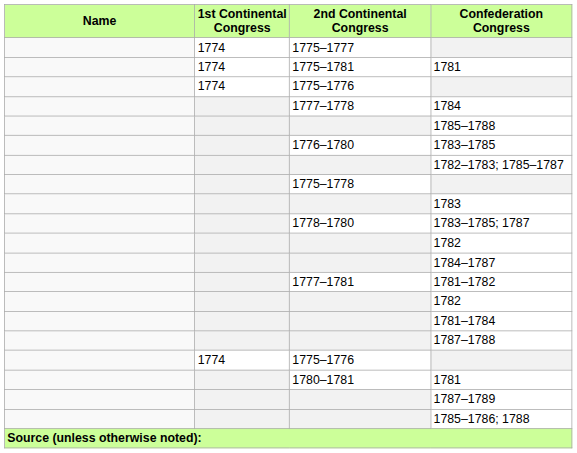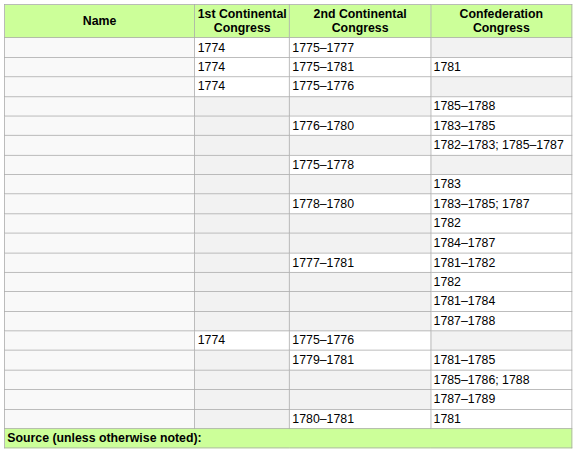- row: (323, 106)
+ row: (323, 360)
rows swapped: (360, 419) <-> (323, 379)
